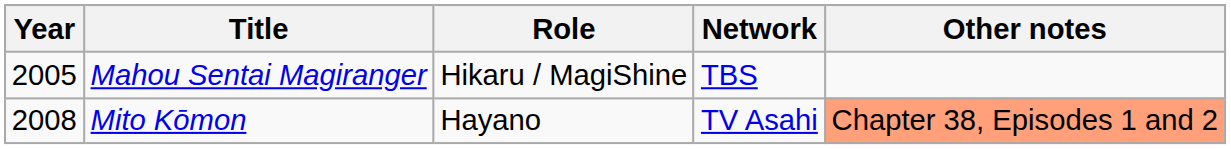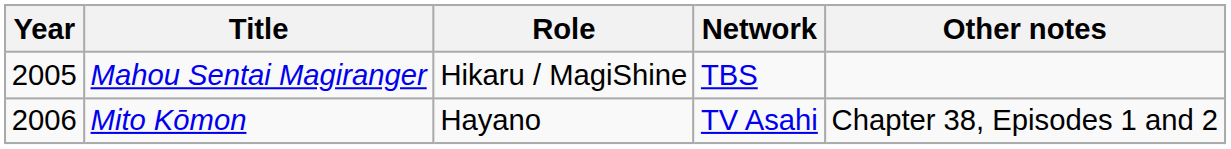(44, 121) 2008 -> (44, 121) 2006
(1025, 121) lightsalmon background -> (1025, 121) no background
